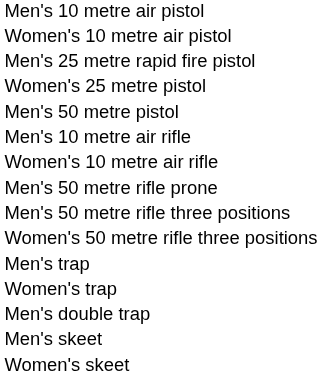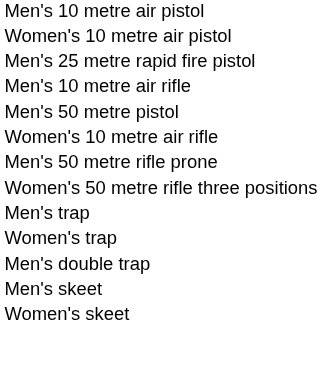- row: (105, 86)
rows swapped: (92, 111) <-> (98, 137)
- row: (147, 213)
